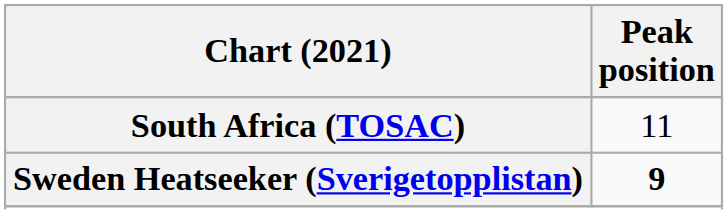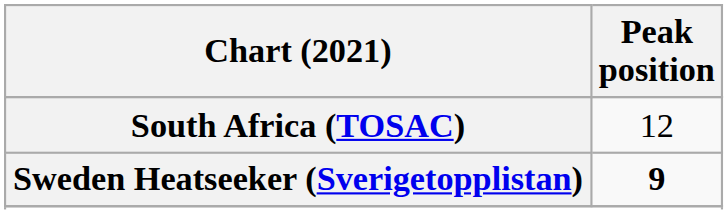(657, 124) 11 -> (657, 124) 12
